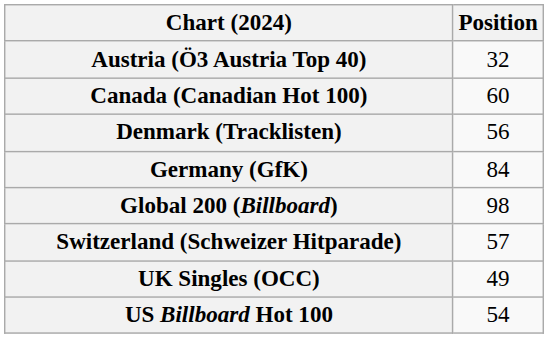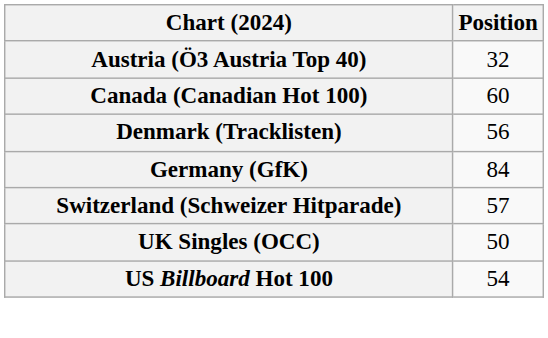- row: (229, 205)
(498, 278) 49 -> (498, 242) 50
